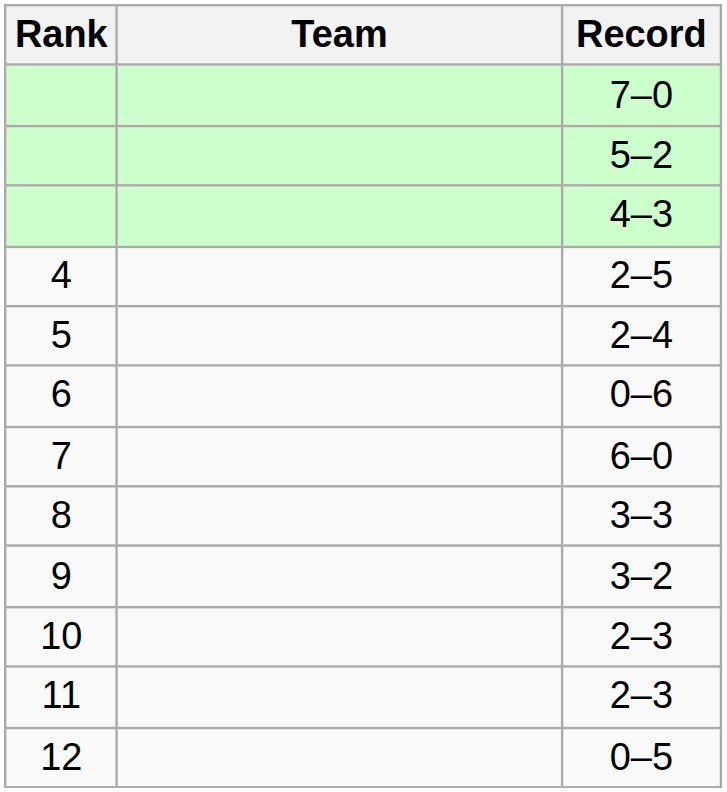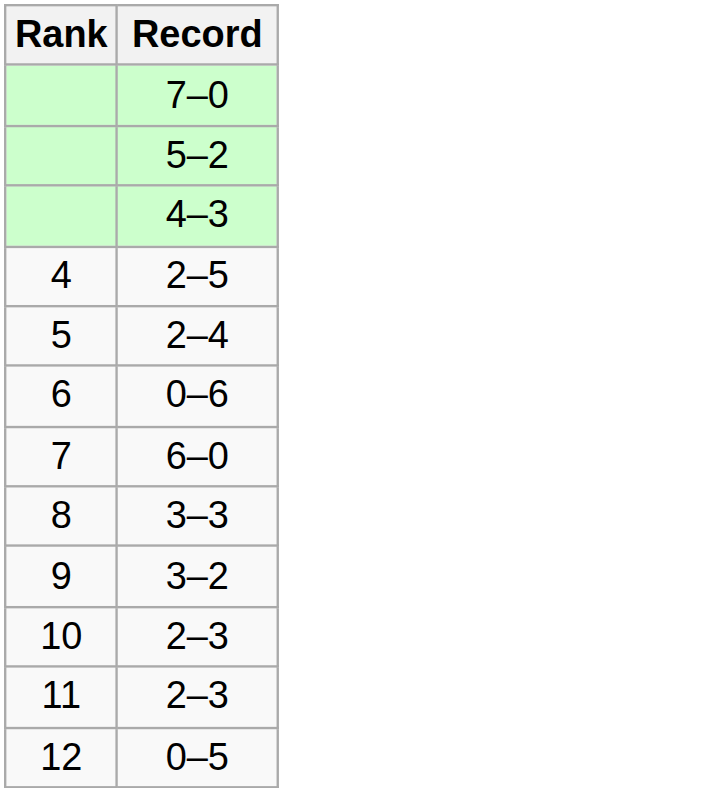- column: (339, 34)
